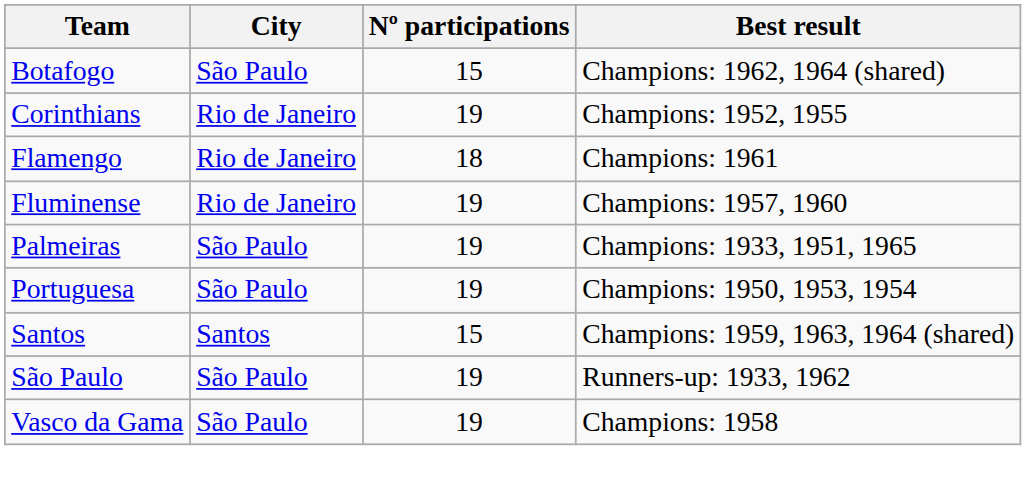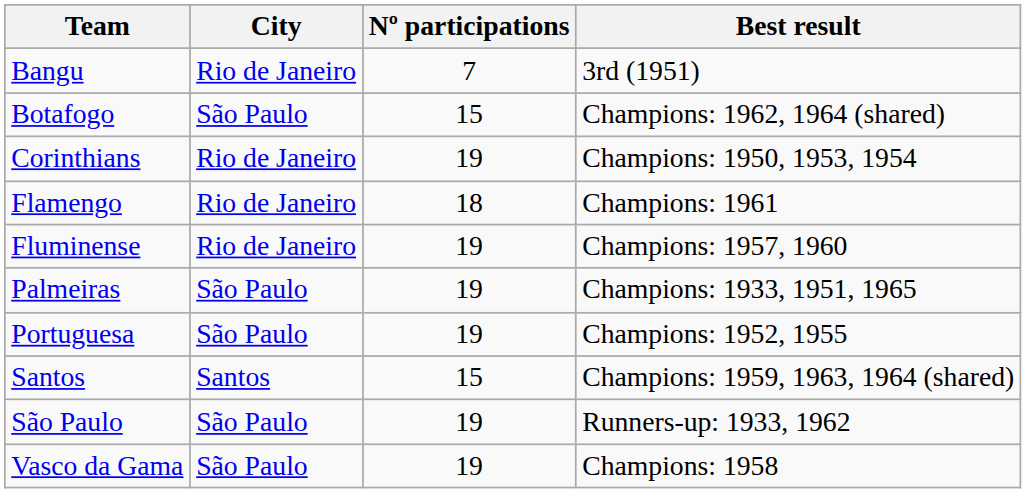+ row: (47, 70)
(715, 114) Champions: 1952, 1955 -> (749, 158) Champions: 1950, 1953, 1954
(749, 289) Champions: 1950, 1953, 1954 -> (715, 333) Champions: 1952, 1955
